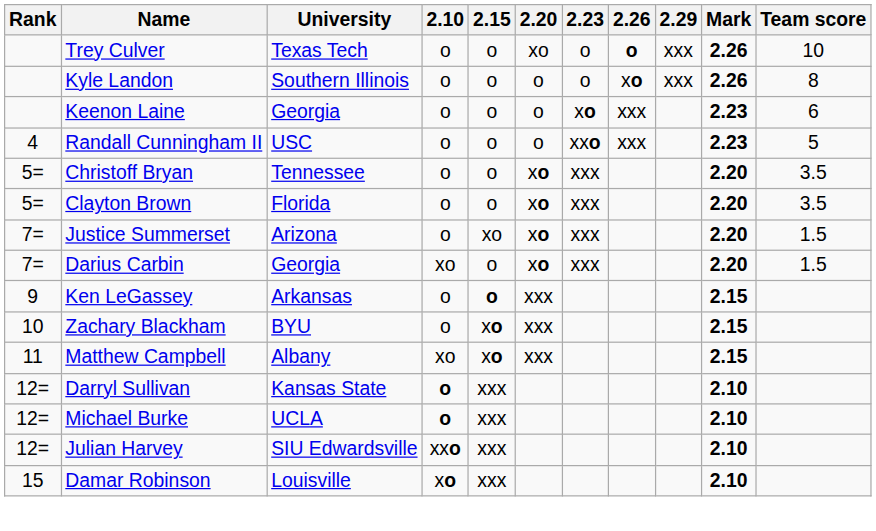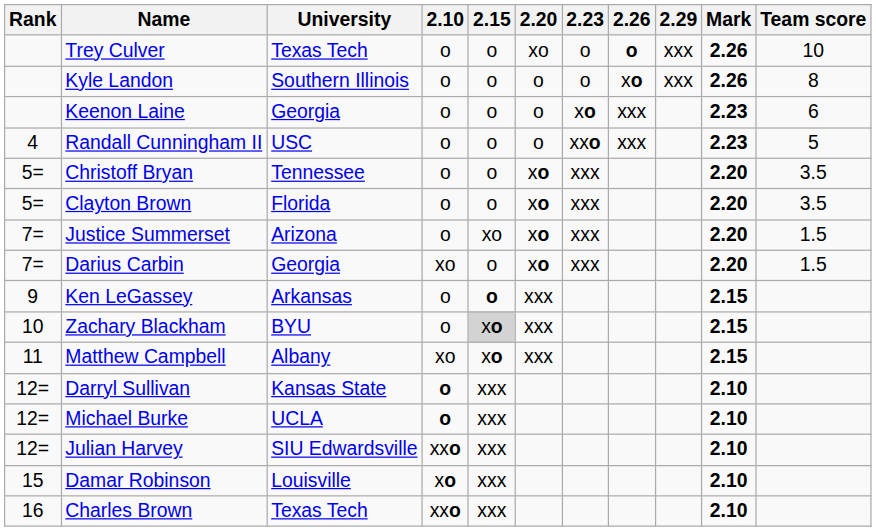(492, 326) no background -> (492, 326) lightgrey background
+ row: (129, 511)
